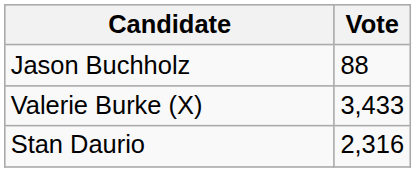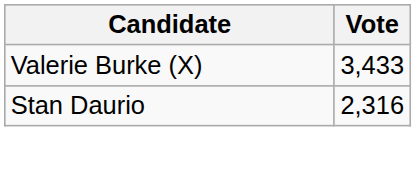- row: (100, 65)
